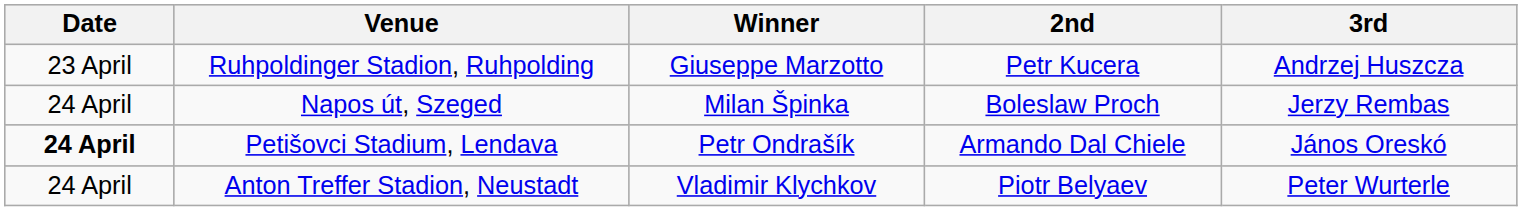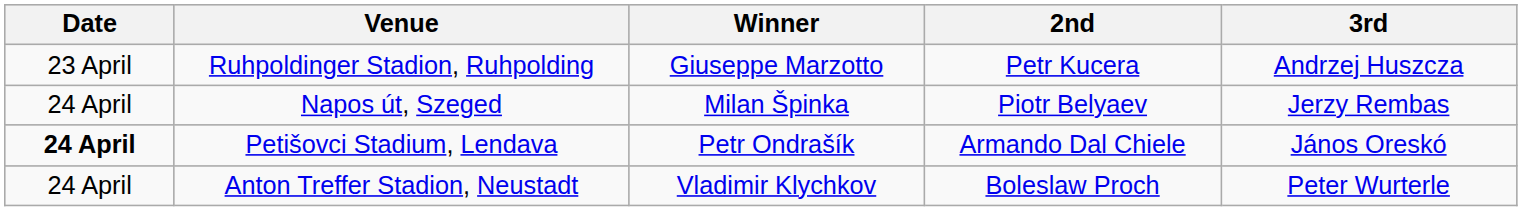(1073, 104) Boleslaw Proch -> (1073, 104) Piotr Belyaev
(1073, 184) Piotr Belyaev -> (1073, 184) Boleslaw Proch
